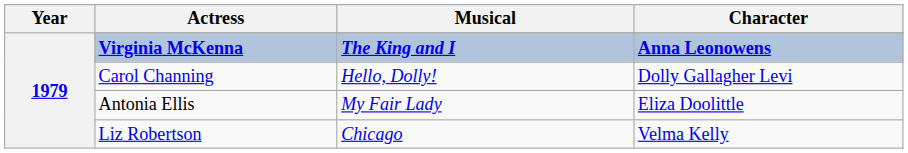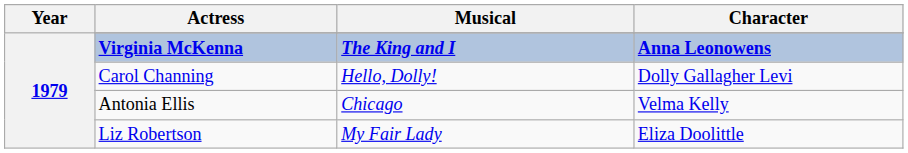(391, 104) My Fair Lady -> (372, 104) Chicago
(691, 104) Eliza Doolittle -> (683, 104) Velma Kelly
(372, 133) Chicago -> (391, 133) My Fair Lady
(683, 133) Velma Kelly -> (691, 133) Eliza Doolittle
